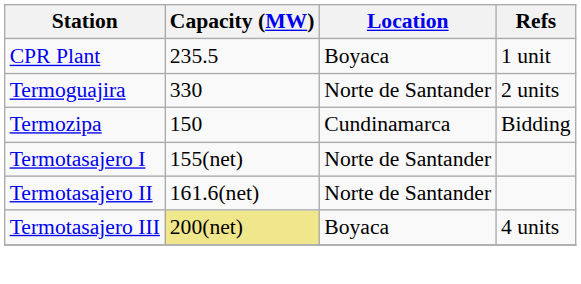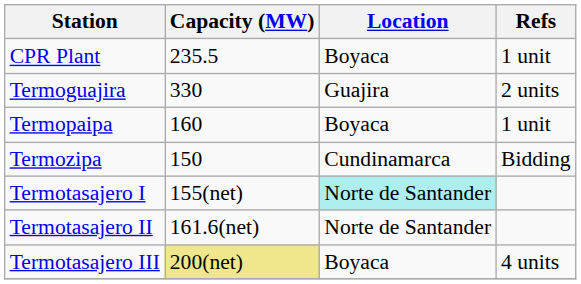(408, 90) Norte de Santander -> (357, 90) Guajira
+ row: (61, 124)
(408, 158) no background -> (408, 192) paleturquoise background
